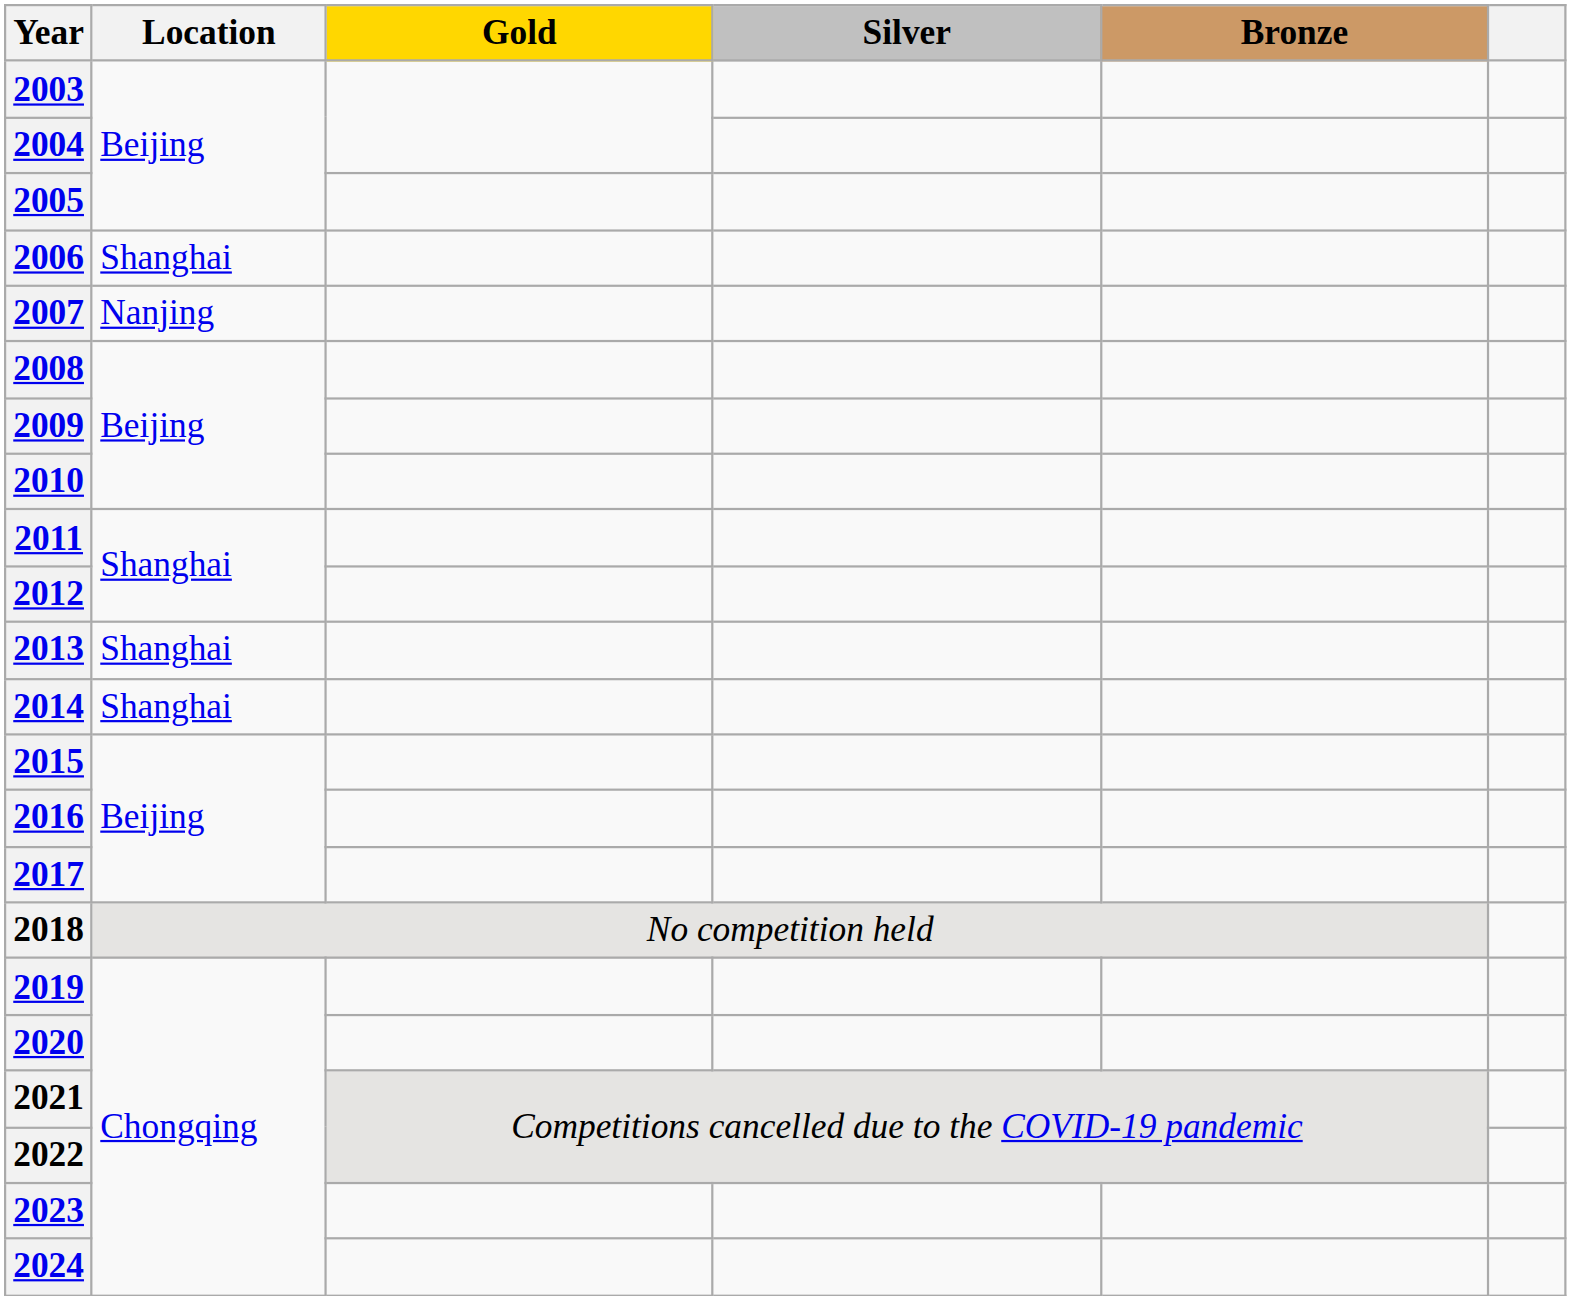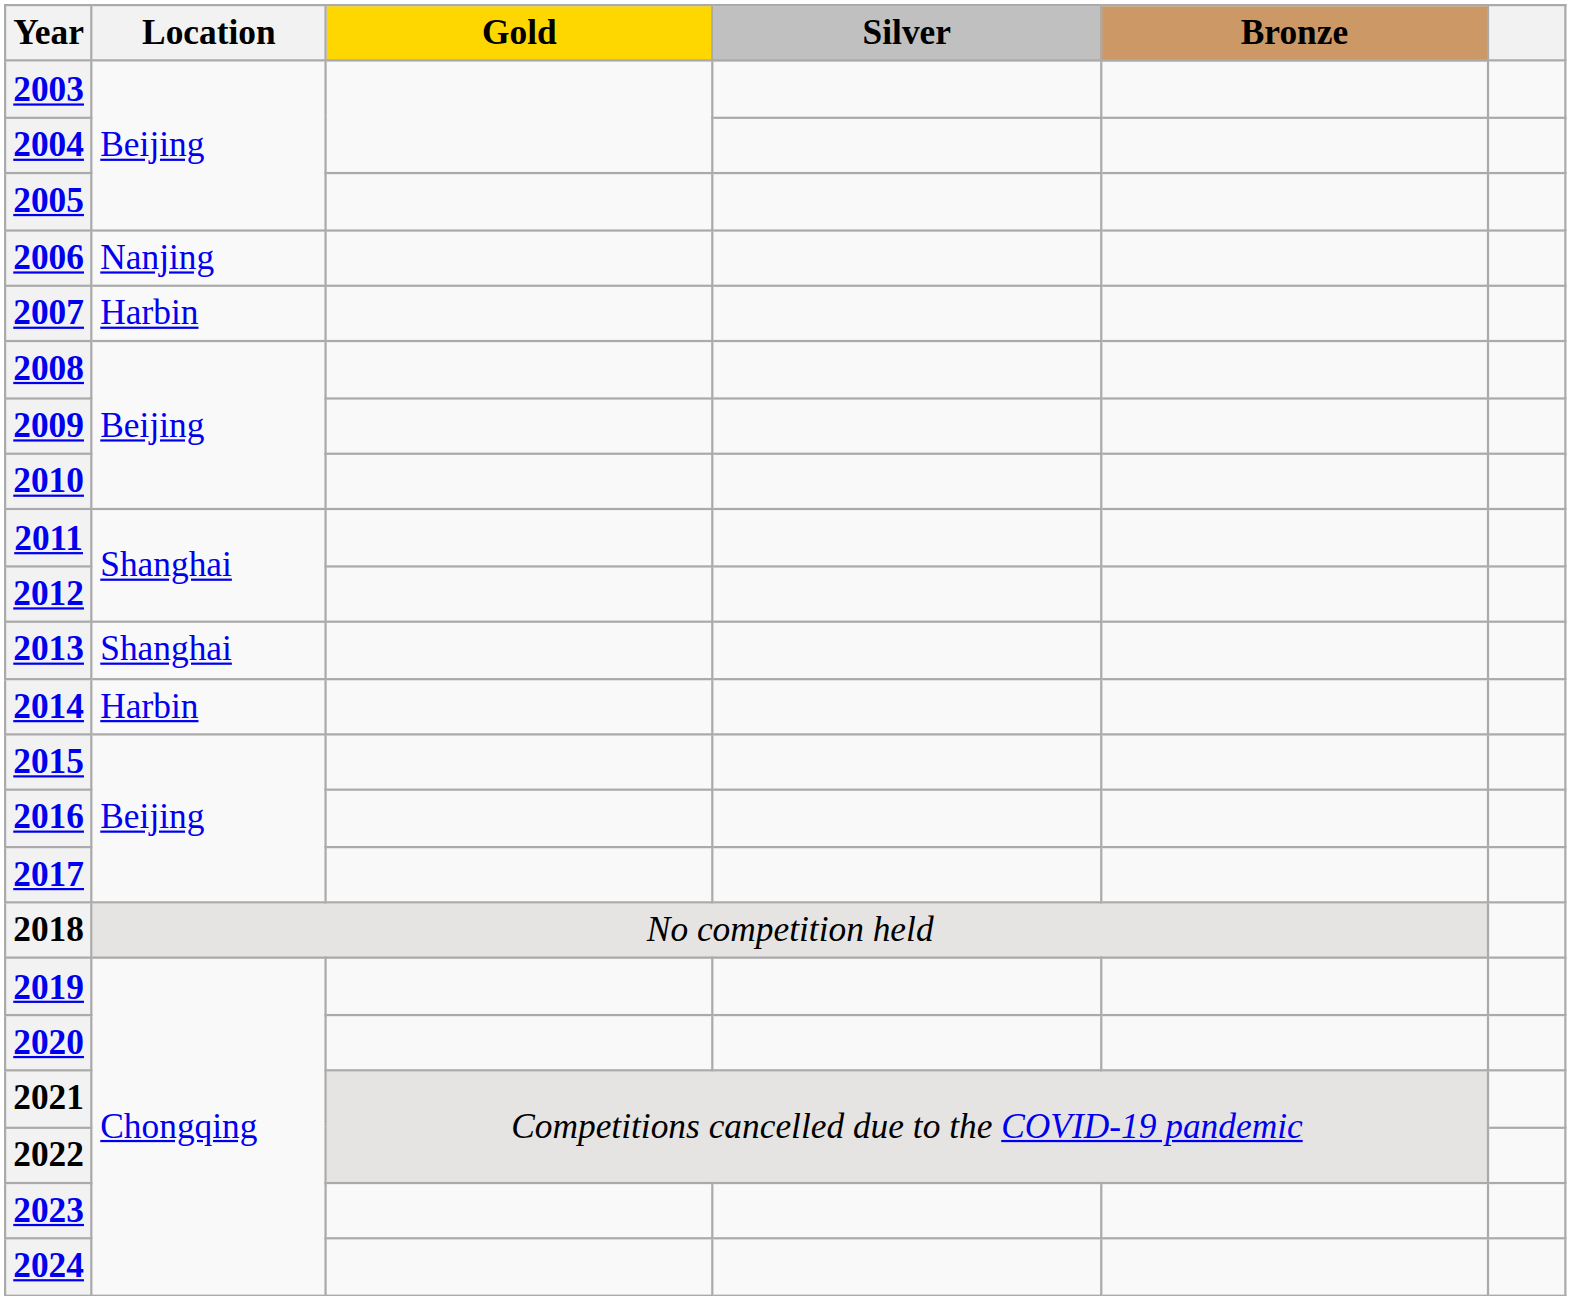(166, 256) Shanghai -> (157, 256) Nanjing
(157, 312) Nanjing -> (149, 312) Harbin
(166, 705) Shanghai -> (149, 705) Harbin
